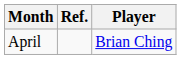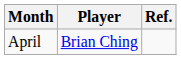columns swapped: (134, 16) <-> (74, 16)
